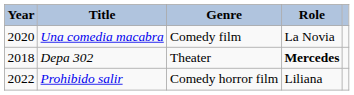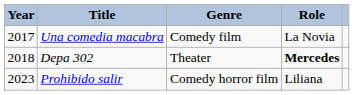(21, 36) 2020 -> (21, 36) 2017
(21, 79) 2022 -> (21, 79) 2023
